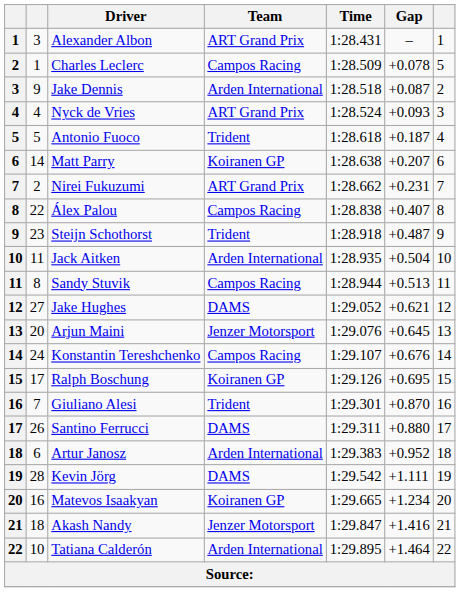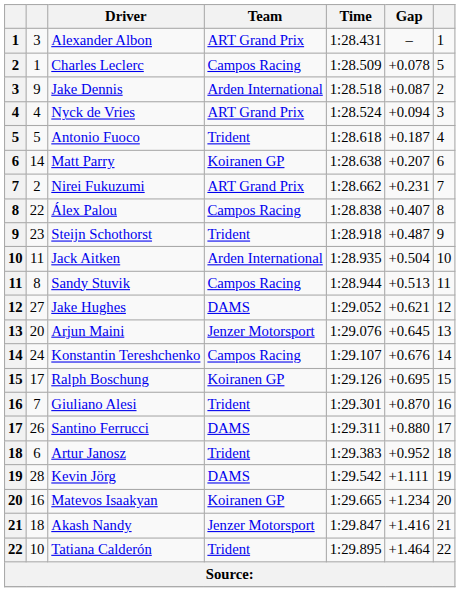(409, 113) +0.093 -> (409, 113) +0.094
(265, 452) Arden International -> (229, 452) Trident
(265, 549) Arden International -> (229, 549) Trident
